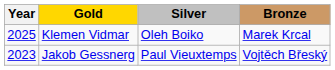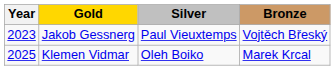rows swapped: (88, 55) <-> (85, 34)
